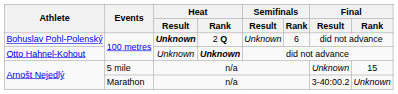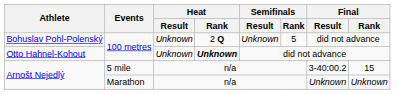(176, 40) bold -> (174, 40) normal
(297, 40) 6 -> (294, 40) 5
(331, 68) Unknown -> (328, 68) 3-40:00.2
(331, 82) 3-40:00.2 -> (328, 82) Unknown
